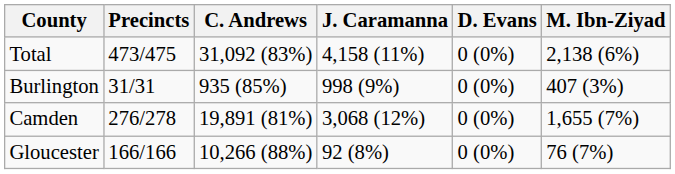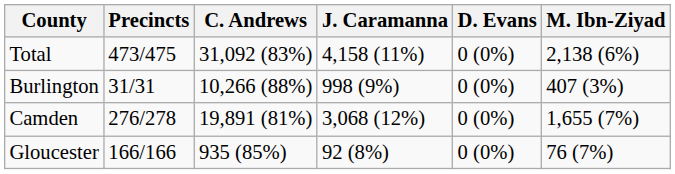(243, 86) 935 (85%) -> (256, 86) 10,266 (88%)
(256, 151) 10,266 (88%) -> (243, 151) 935 (85%)
